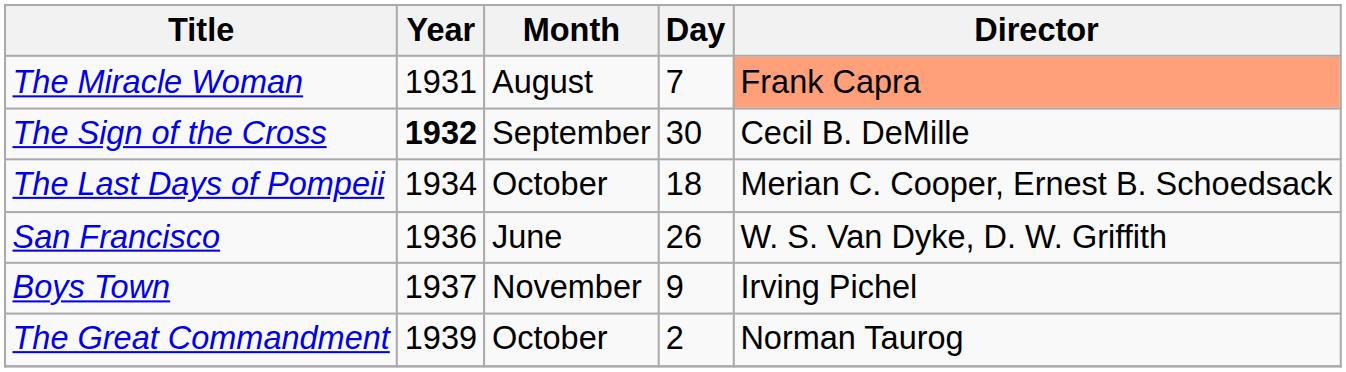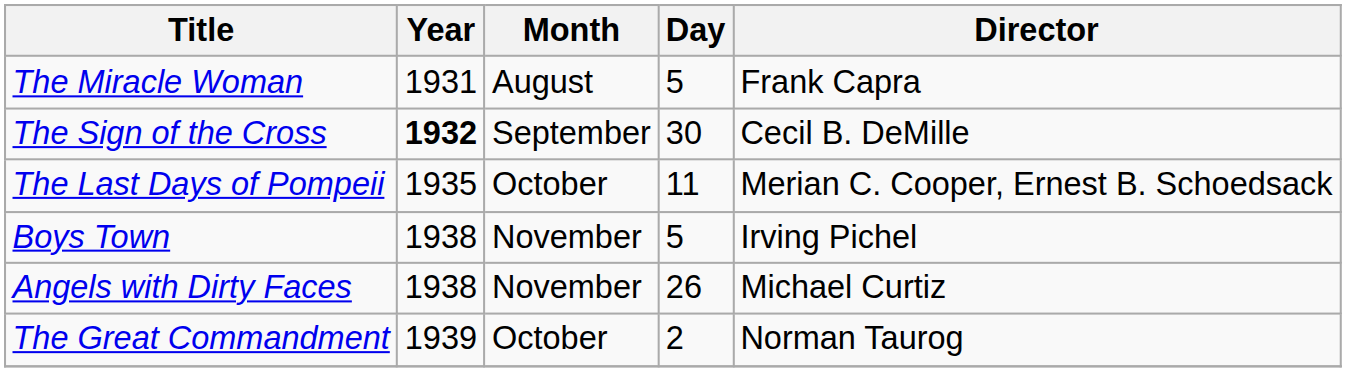(675, 81) 7 -> (675, 81) 5
(831, 81) lightsalmon background -> (831, 81) no background
(441, 184) 1934 -> (441, 184) 1935
(684, 184) 18 -> (683, 184) 11
- row: (116, 236)
(441, 287) 1937 -> (441, 236) 1938
(675, 287) 9 -> (675, 236) 5
+ row: (182, 287)
